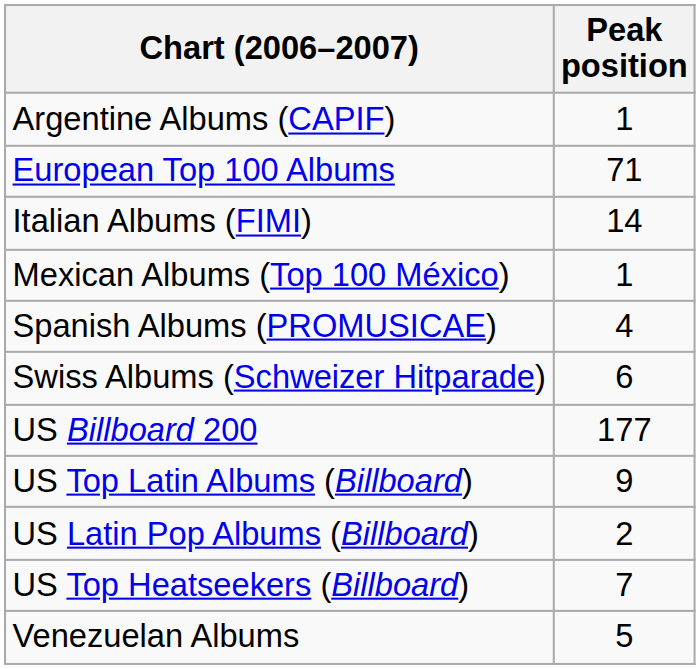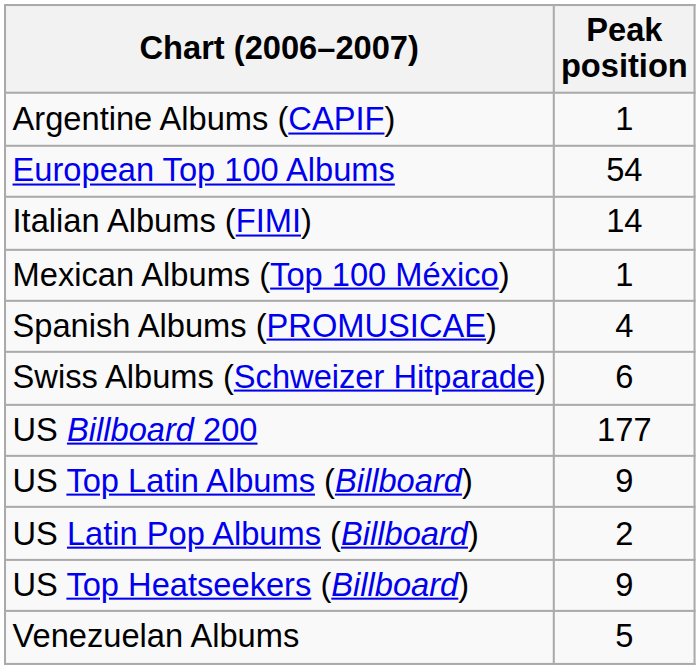(624, 170) 71 -> (624, 170) 54
(624, 584) 7 -> (624, 584) 9
